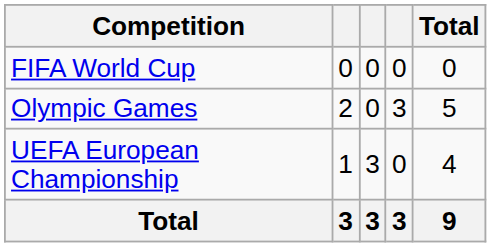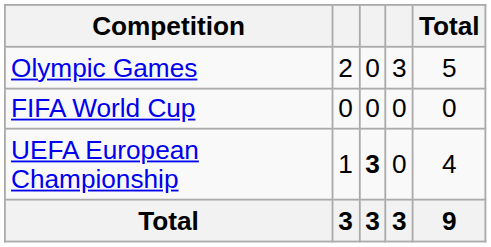rows swapped: (103, 67) <-> (104, 109)
(373, 165) normal -> (373, 165) bold
